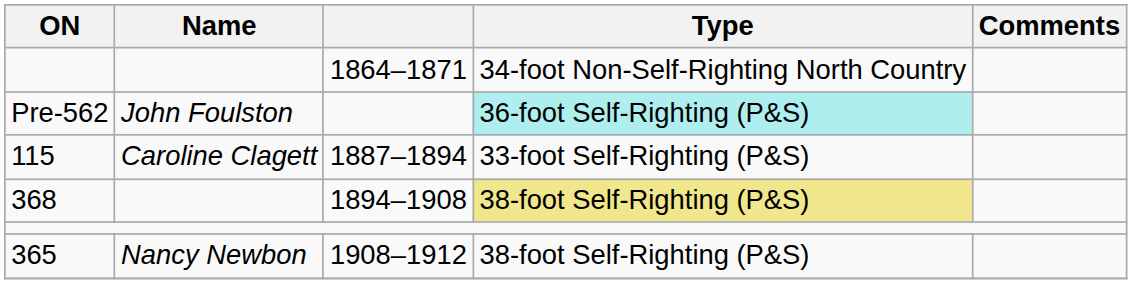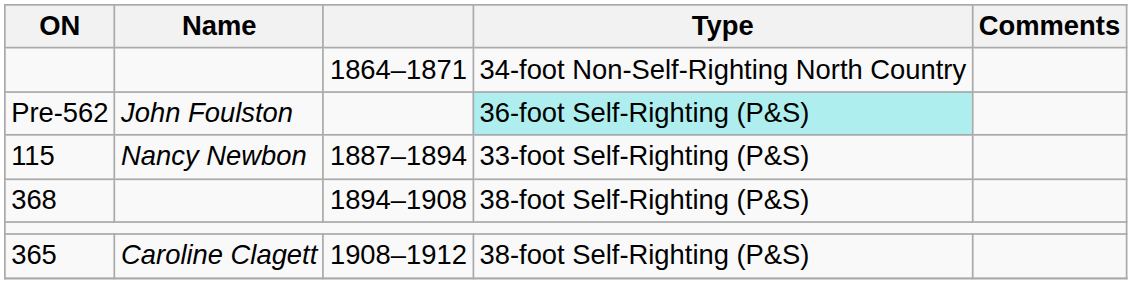(219, 156) Caroline Clagett -> (214, 156) Nancy Newbon
(644, 199) khaki background -> (644, 199) no background
(214, 255) Nancy Newbon -> (219, 255) Caroline Clagett
